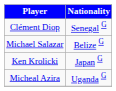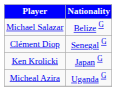rows swapped: (35, 43) <-> (35, 27)
